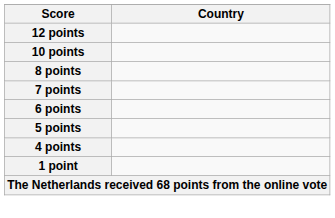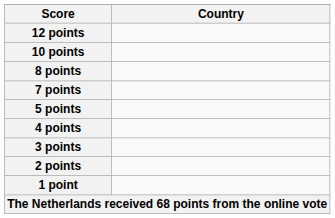- row: (58, 109)
+ row: (58, 147)
+ row: (58, 166)
